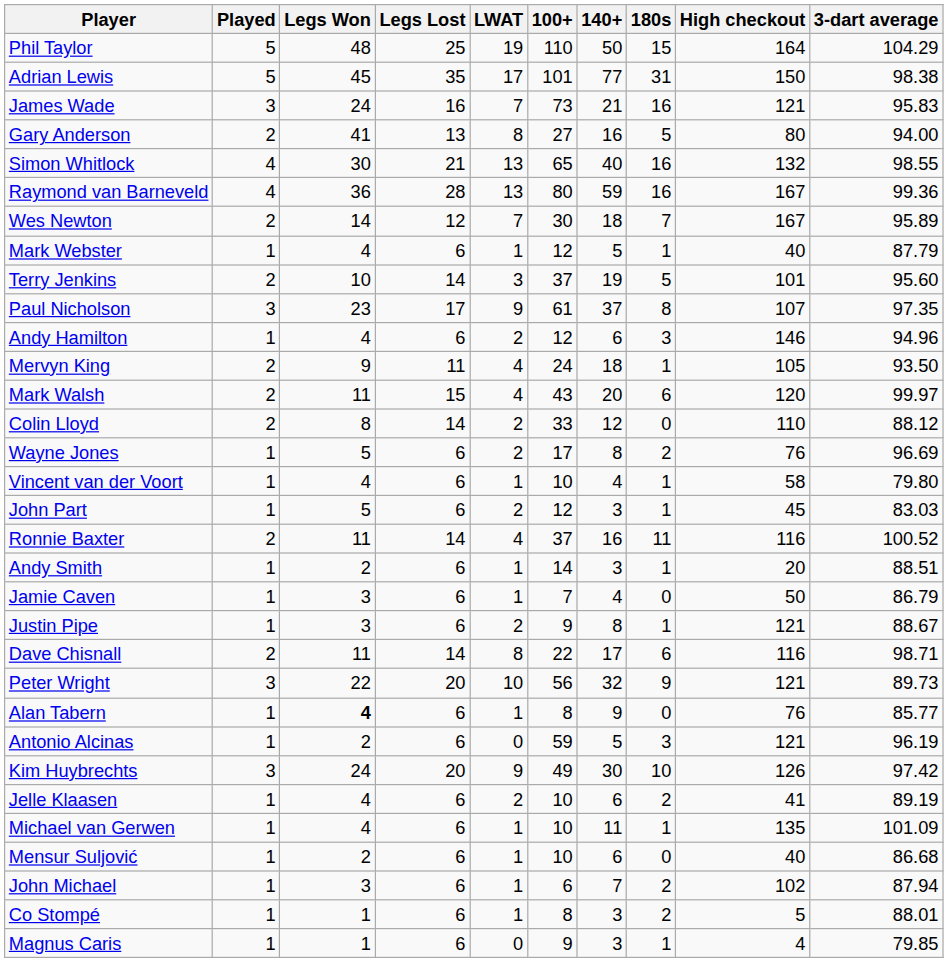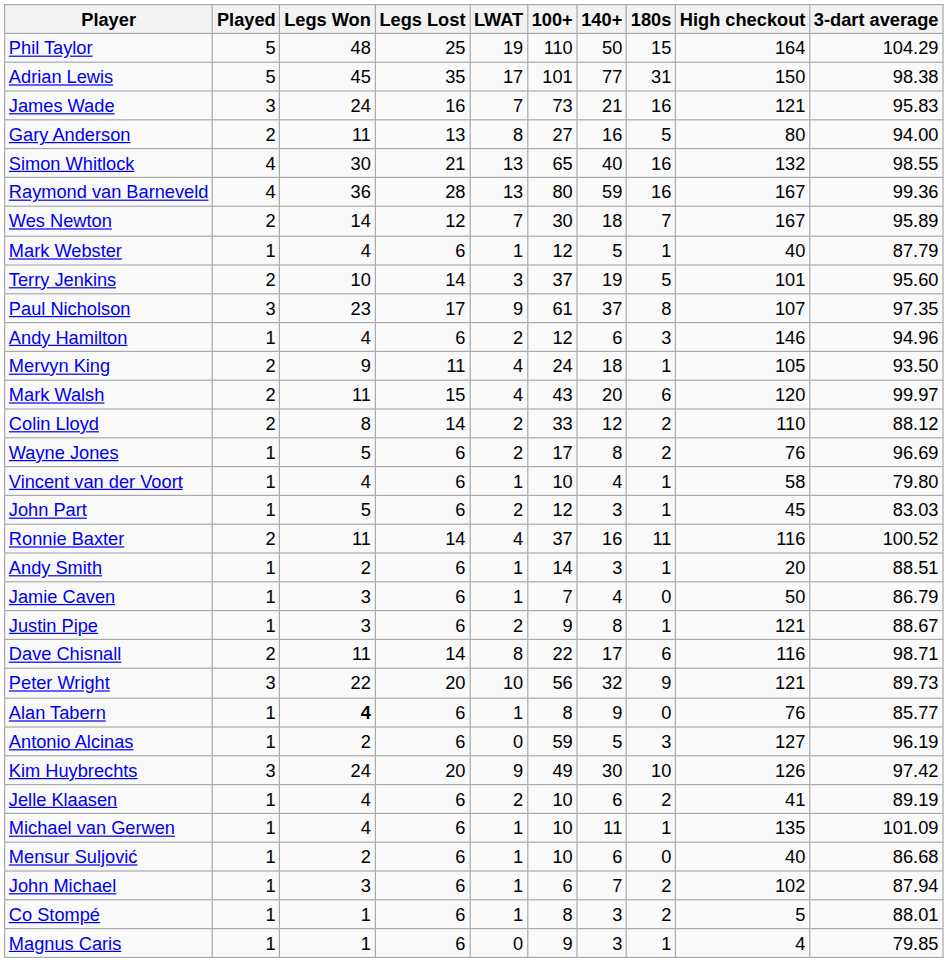(361, 135) 41 -> (361, 135) 11
(666, 423) 0 -> (666, 423) 2
(790, 741) 121 -> (790, 741) 127
